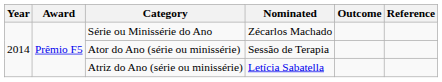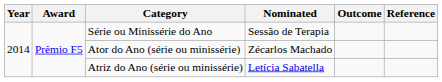(290, 31) Zécarlos Machado -> (288, 31) Sessão de Terapia
(288, 49) Sessão de Terapia -> (290, 49) Zécarlos Machado
